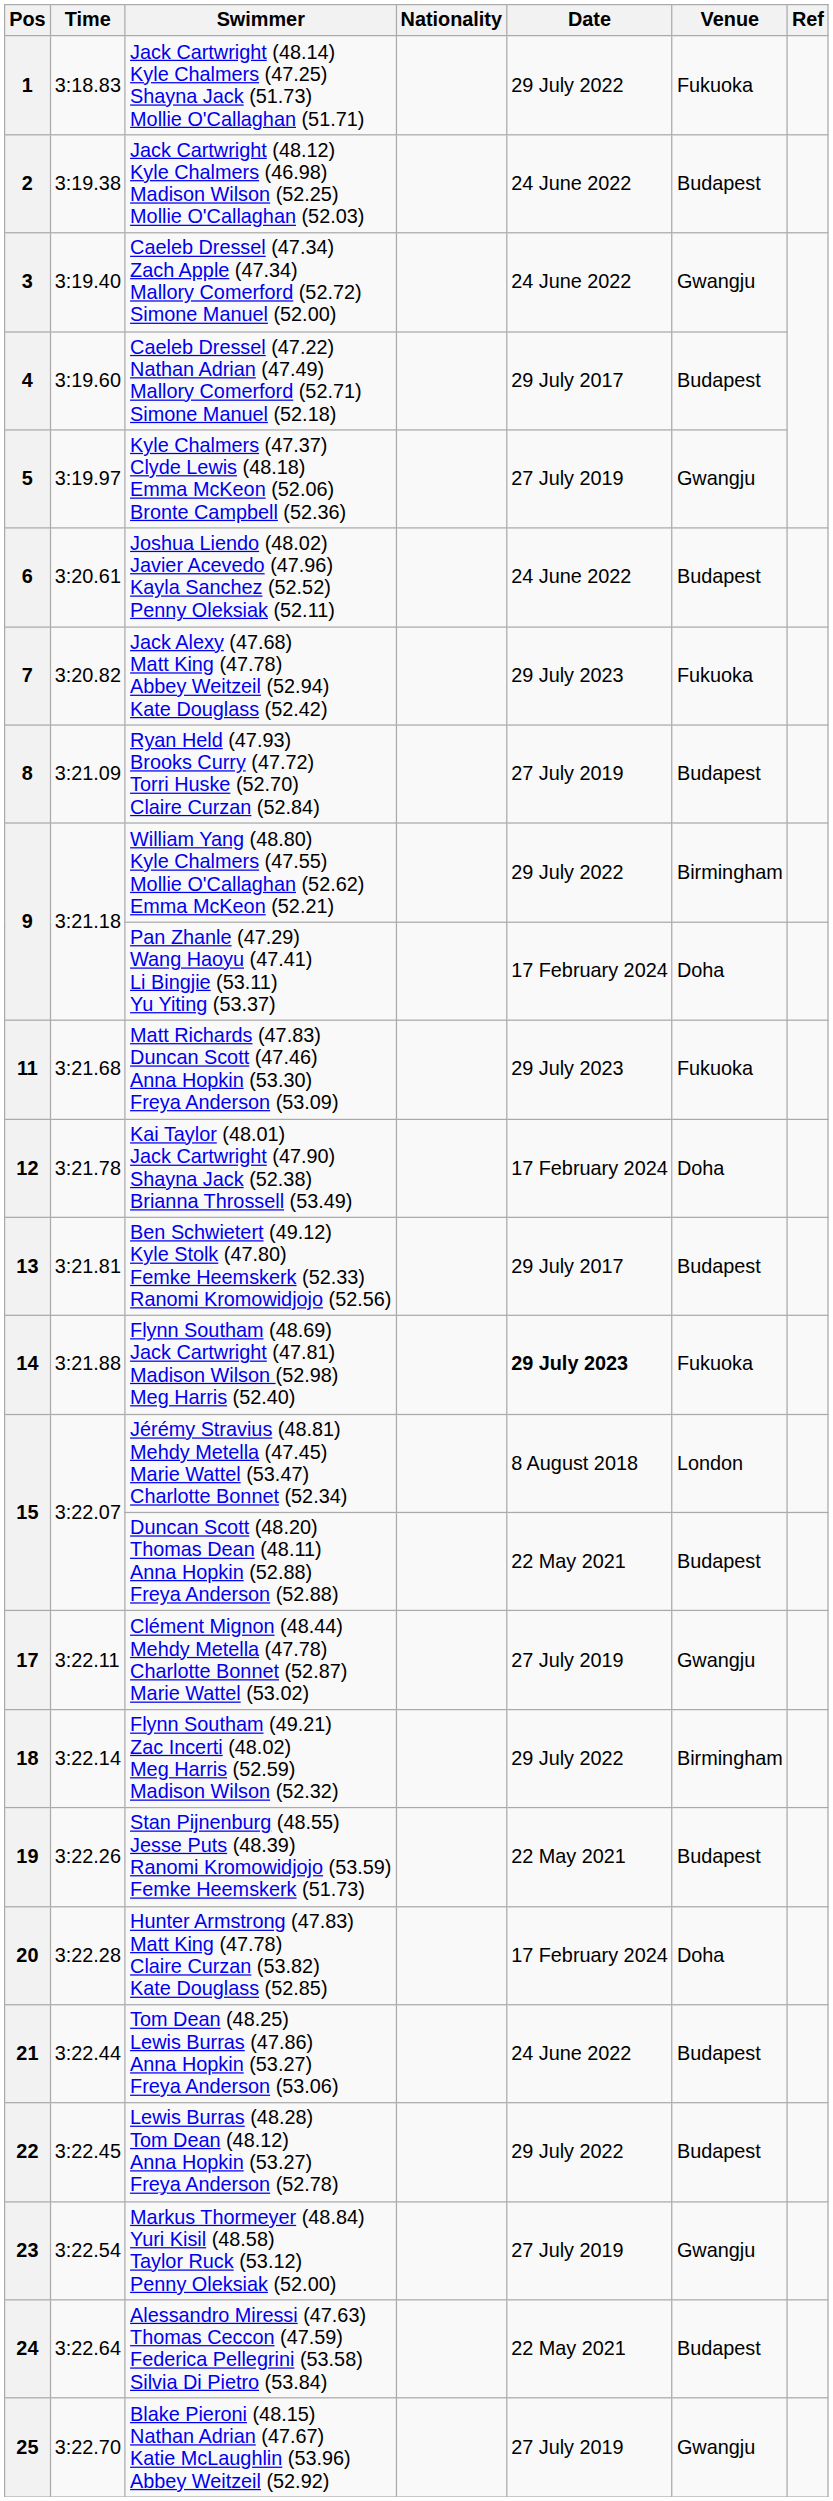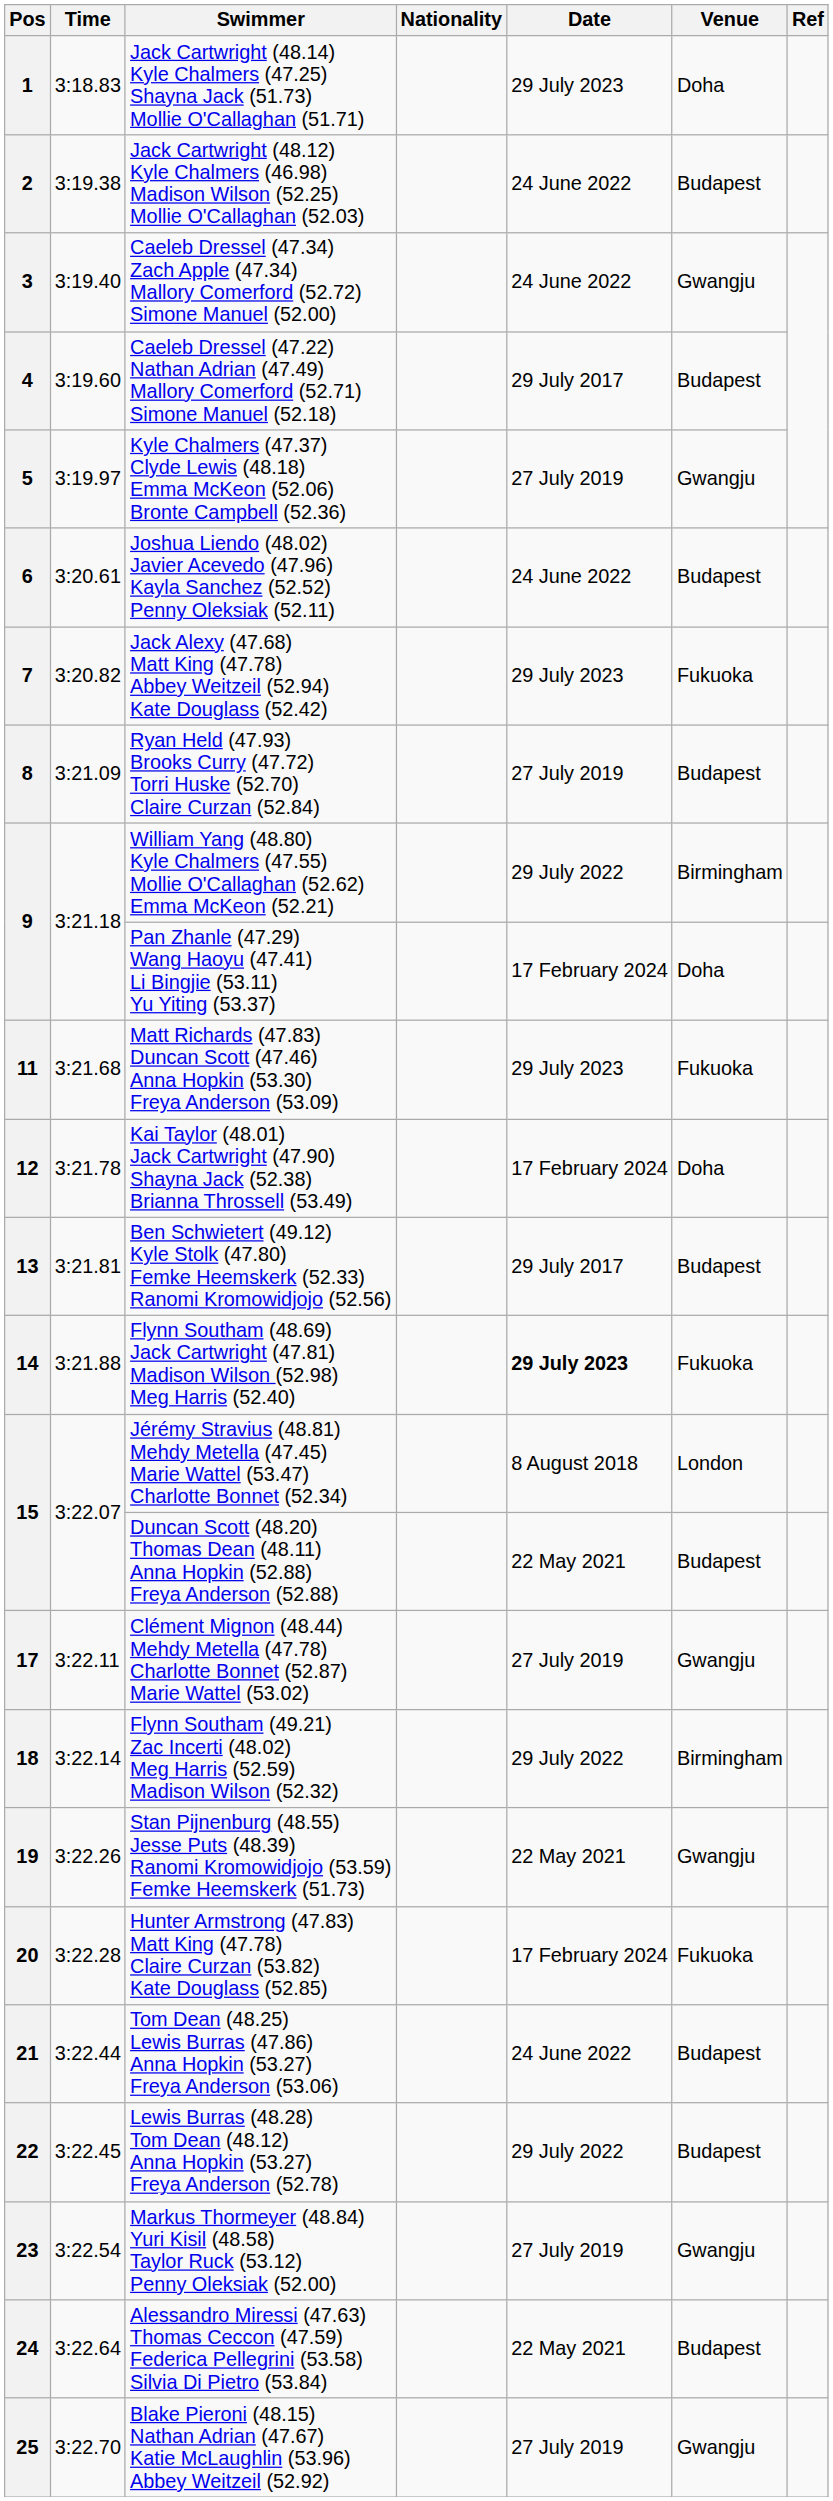(567, 85) 29 July 2022 -> (567, 85) 29 July 2023
(715, 85) Fukuoka -> (701, 85) Doha
(719, 1856) Budapest -> (716, 1856) Gwangju
(701, 1955) Doha -> (715, 1955) Fukuoka
